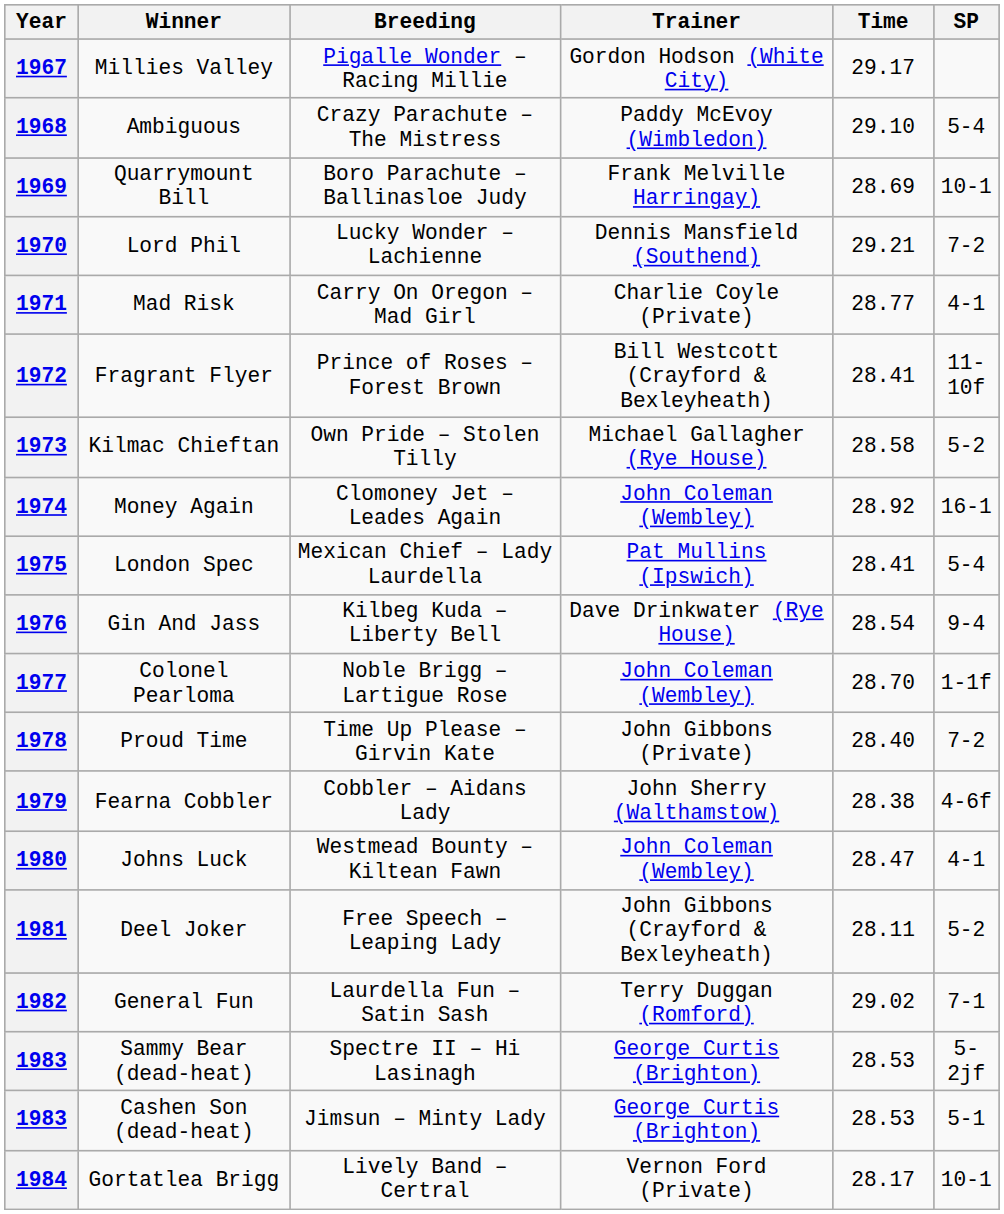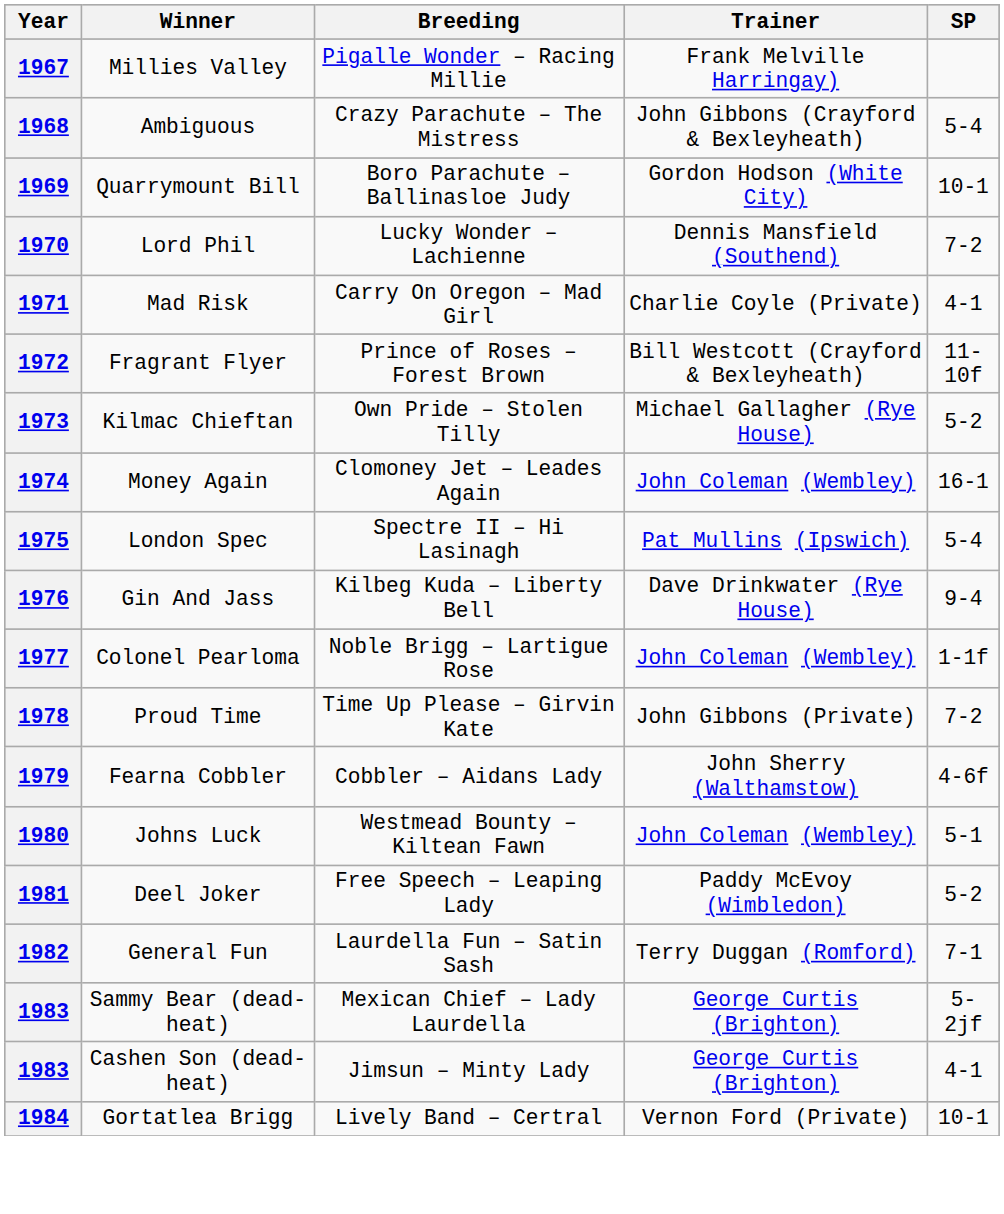- column: (883, 22)
(697, 69) Gordon Hodson (White City) -> (776, 69) Frank Melville Harringay)
(697, 128) Paddy McEvoy (Wimbledon) -> (776, 128) John Gibbons (Crayford & Bexleyheath)
(697, 187) Frank Melville Harringay) -> (776, 187) Gordon Hodson (White City)
(425, 565) Mexican Chief – Lady Laurdella -> (469, 541) Spectre II – Hi Lasinagh
(966, 860) 4-1 -> (963, 836) 5-1
(697, 931) John Gibbons (Crayford & Bexleyheath) -> (776, 895) Paddy McEvoy (Wimbledon)
(425, 1062) Spectre II – Hi Lasinagh -> (469, 1013) Mexican Chief – Lady Laurdella
(966, 1120) 5-1 -> (963, 1072) 4-1
